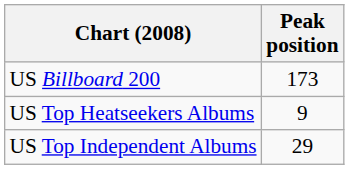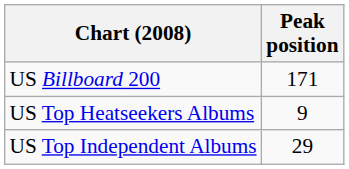(302, 79) 173 -> (302, 79) 171
